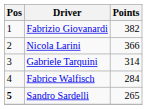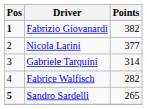(9, 28) normal -> (9, 28) bold
(132, 45) 366 -> (132, 45) 377
(132, 78) 284 -> (132, 78) 282
